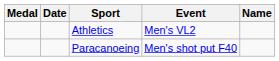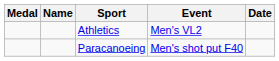columns swapped: (257, 13) <-> (55, 13)
